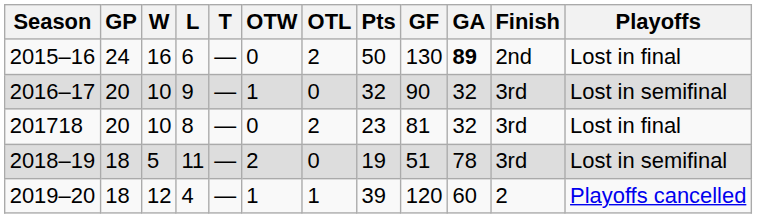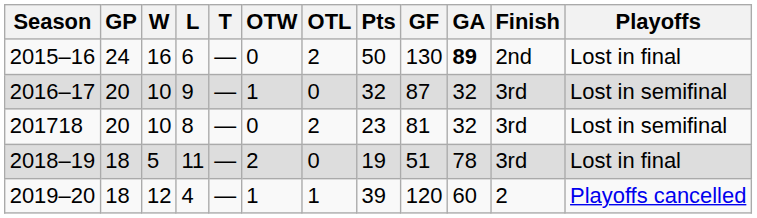(418, 91) 90 -> (418, 91) 87
(626, 126) Lost in final -> (649, 126) Lost in semifinal
(649, 160) Lost in semifinal -> (626, 160) Lost in final
